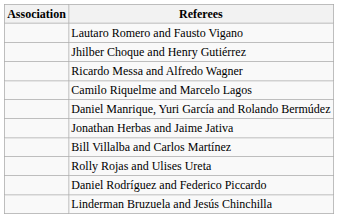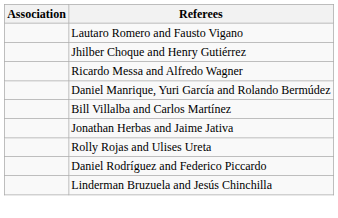- row: (162, 90)
rows swapped: (152, 128) <-> (151, 147)
